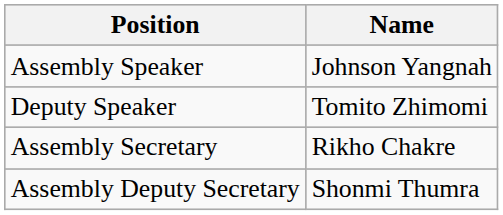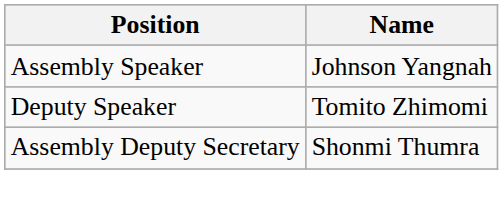- row: (114, 147)
